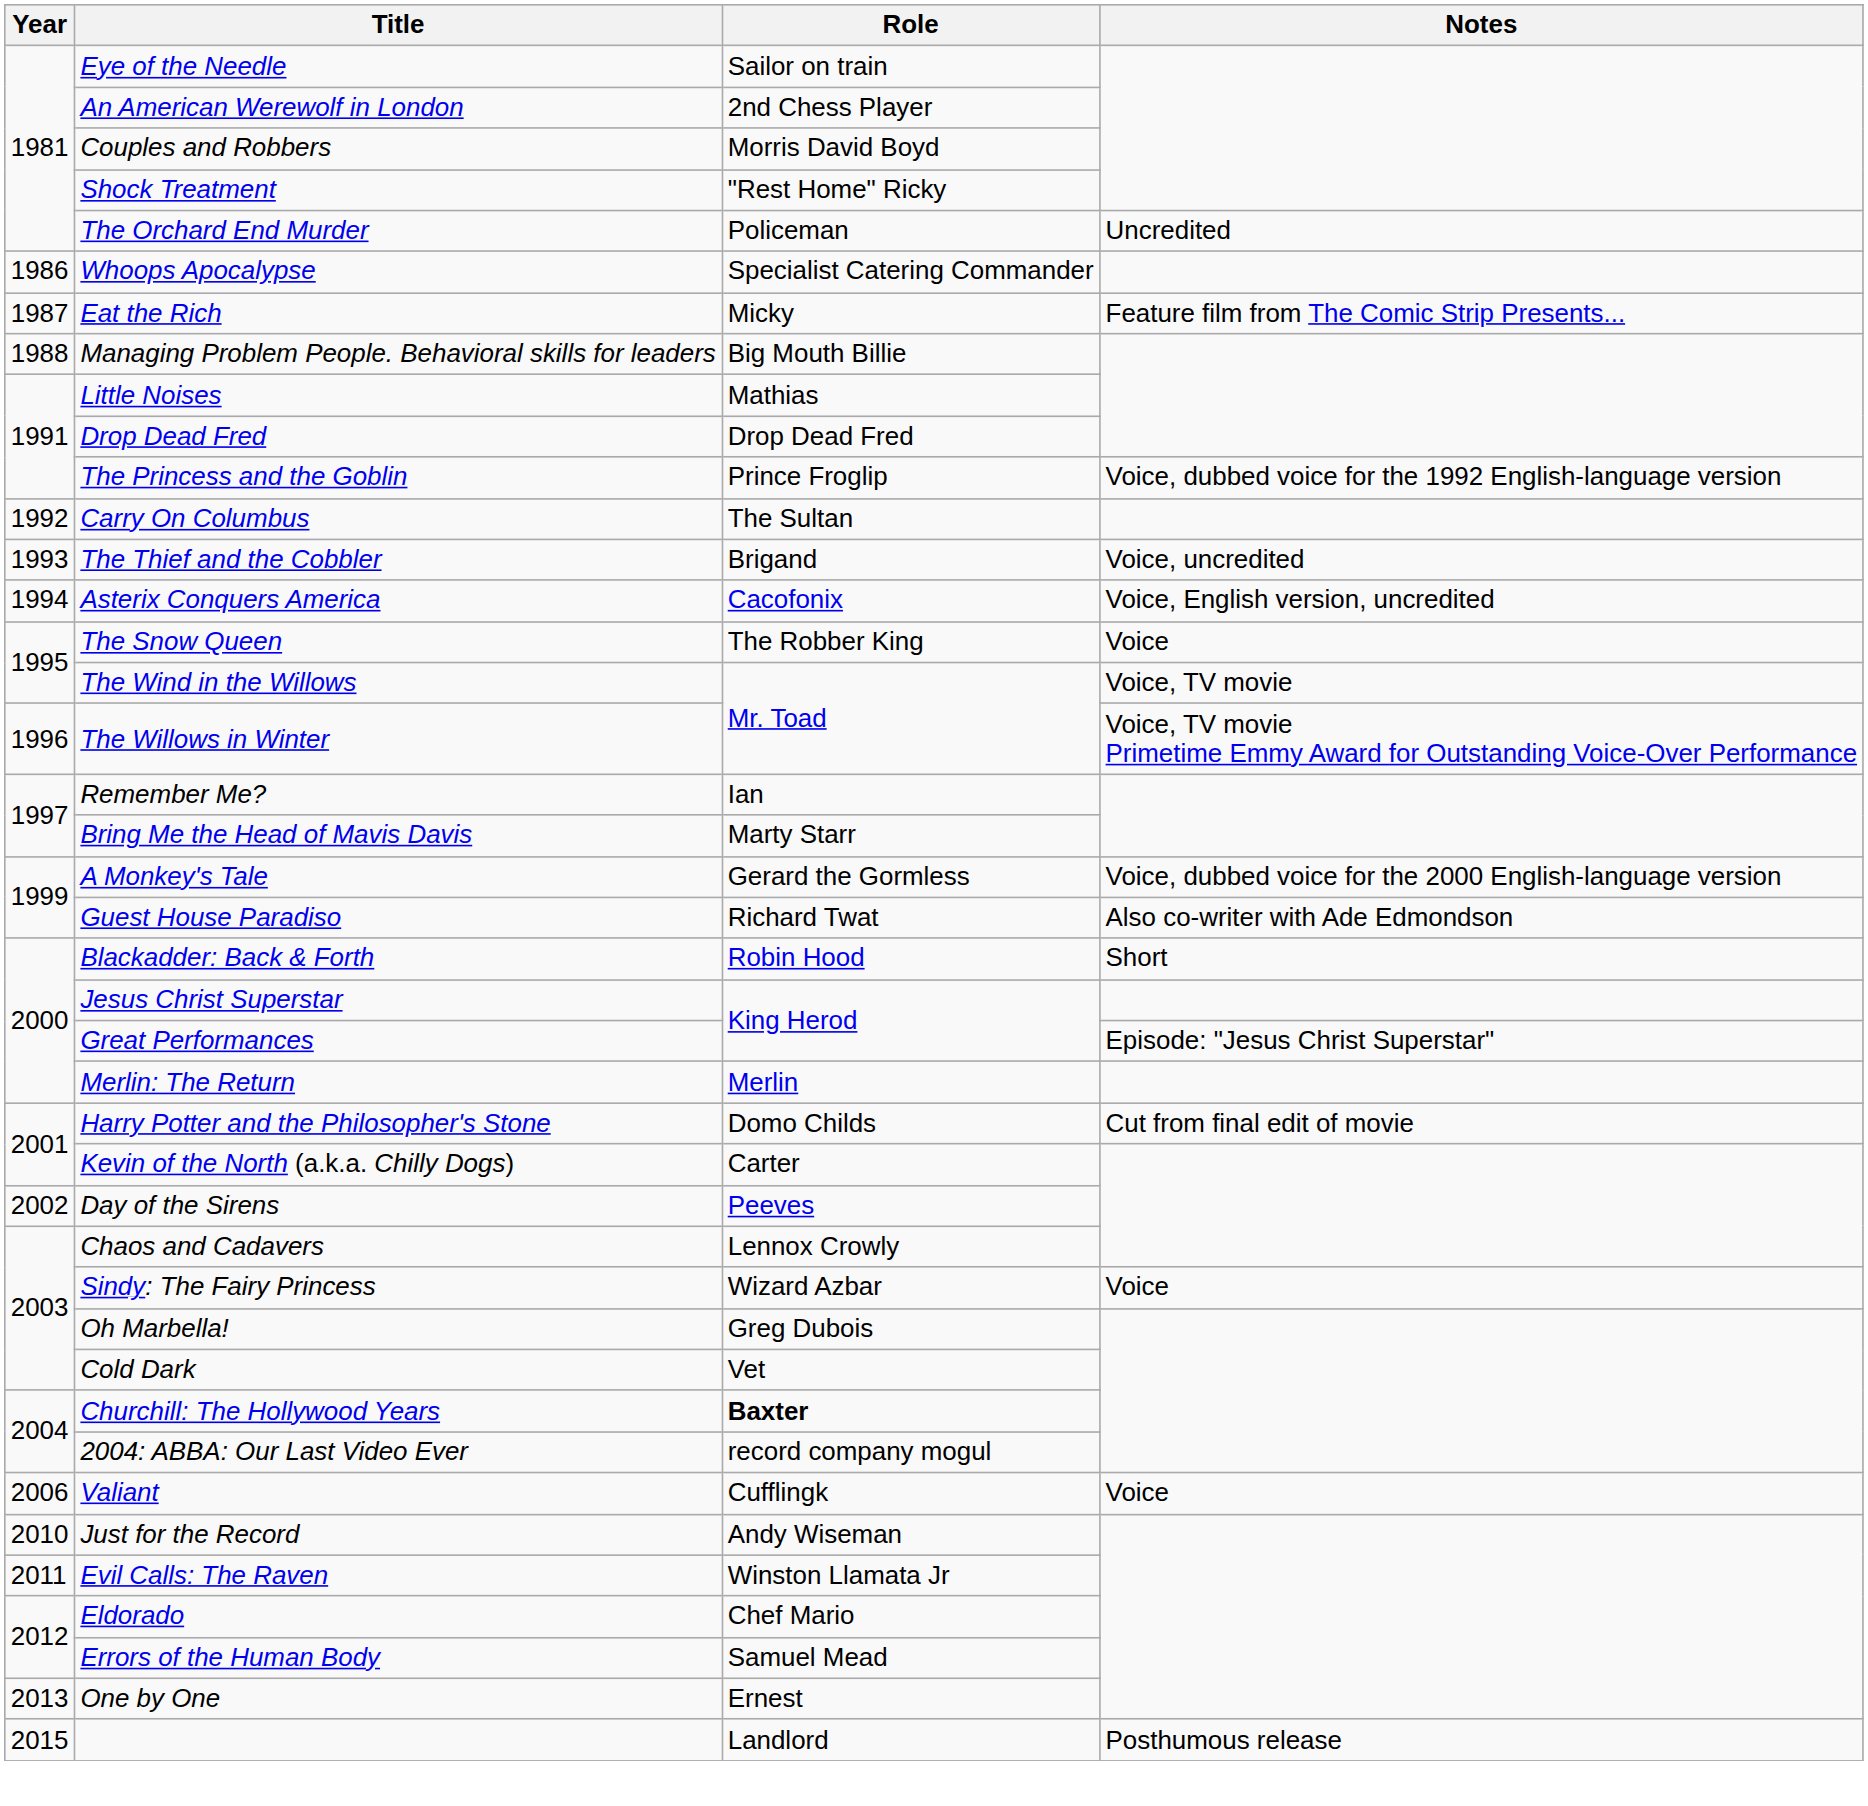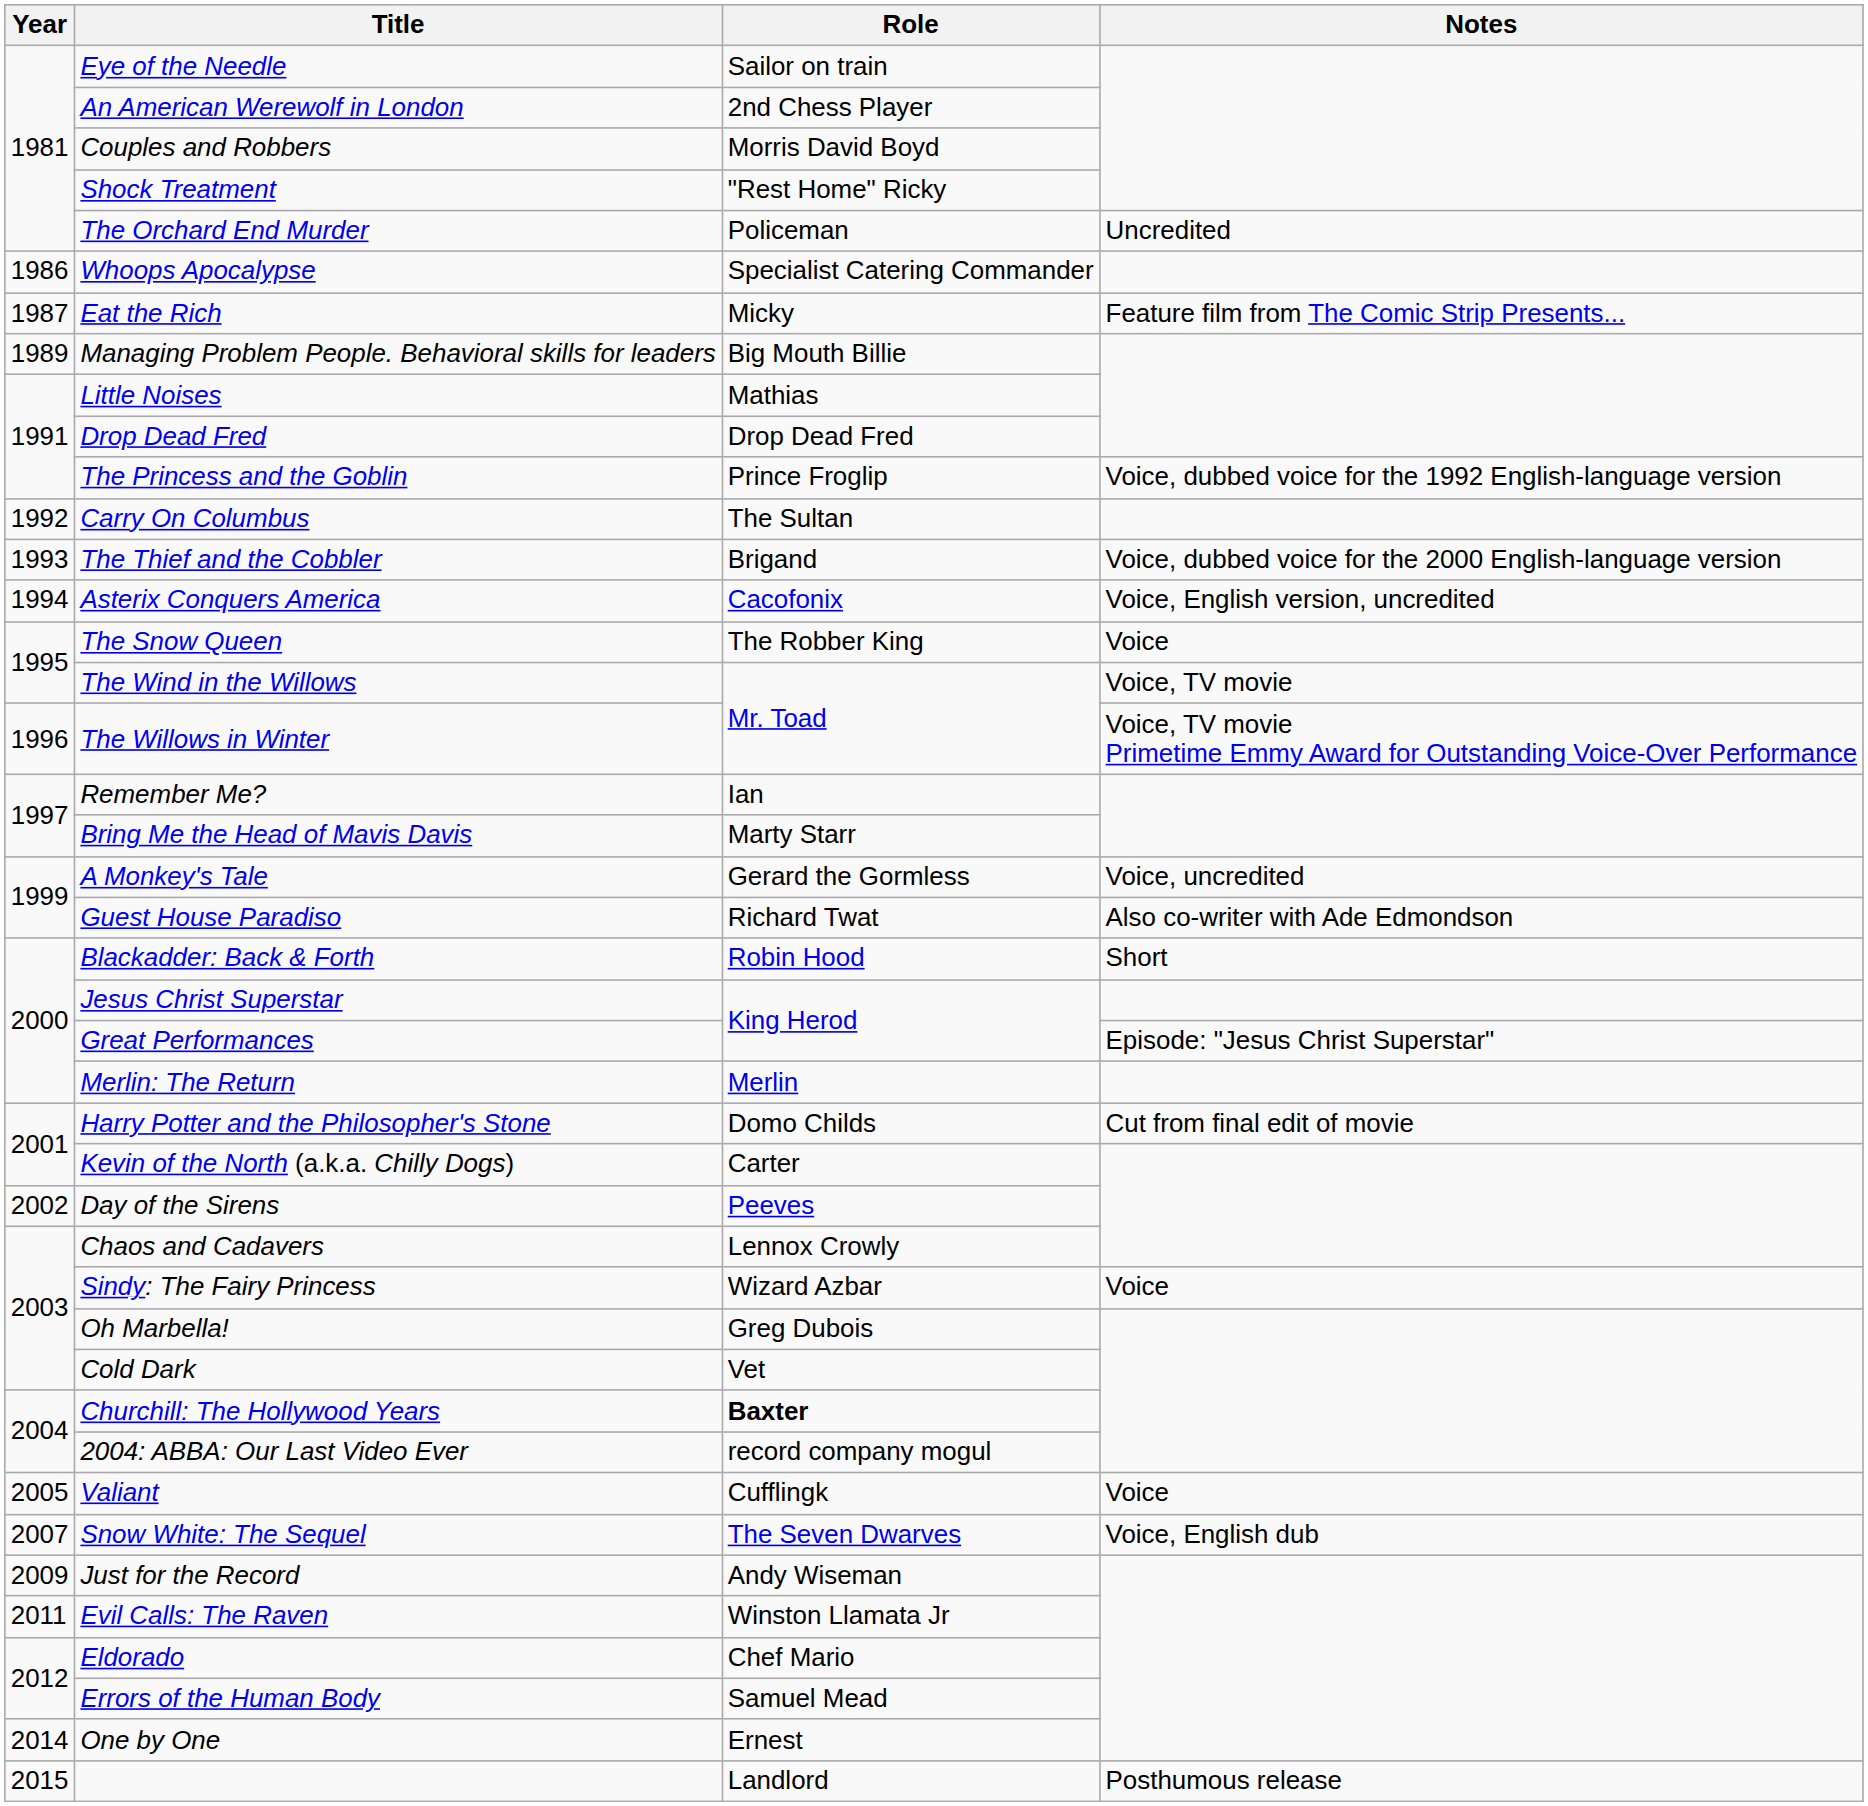(40, 353) 1988 -> (40, 353) 1989
(1205, 559) Voice, uncredited -> (1443, 559) Voice, dubbed voice for the 2000 English-language version
(1443, 876) Voice, dubbed voice for the 2000 English-language version -> (1205, 876) Voice, uncredited
(40, 1492) 2006 -> (40, 1492) 2005
+ row: (223, 1534)
(40, 1534) 2010 -> (40, 1575) 2009
(40, 1698) 2013 -> (40, 1739) 2014
